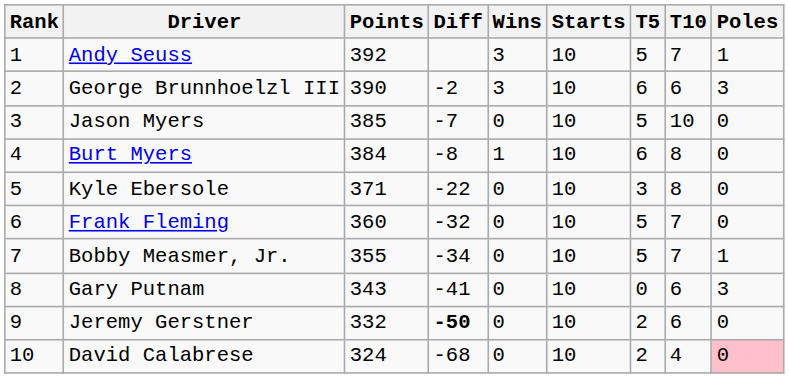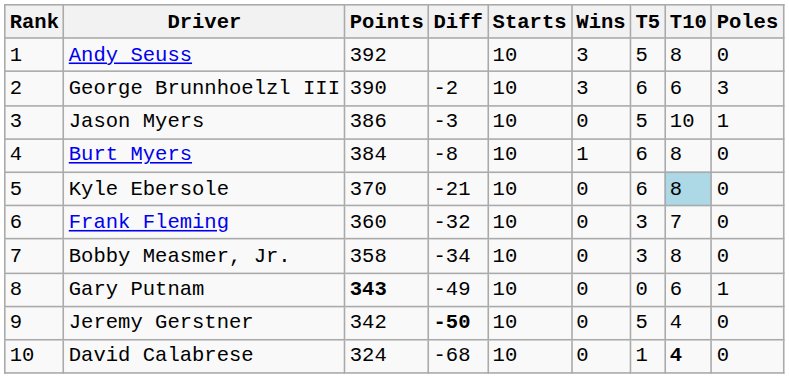columns swapped: (589, 22) <-> (517, 22)
(676, 55) 7 -> (676, 55) 8
(723, 55) 1 -> (723, 55) 0
(368, 122) 385 -> (368, 122) 386
(446, 122) -7 -> (446, 122) -3
(723, 122) 0 -> (723, 122) 1
(368, 189) 371 -> (368, 189) 370
(452, 189) -22 -> (452, 189) -21
(642, 189) 3 -> (642, 189) 6
(676, 189) no background -> (676, 189) lightblue background
(642, 222) 5 -> (642, 222) 3
(368, 256) 355 -> (368, 256) 358
(642, 256) 5 -> (642, 256) 3
(676, 256) 7 -> (676, 256) 8
(723, 256) 1 -> (723, 256) 0
(368, 289) normal -> (368, 289) bold
(452, 289) -41 -> (452, 289) -49
(723, 289) 3 -> (723, 289) 1
(368, 323) 332 -> (368, 323) 342
(642, 323) 2 -> (642, 323) 5
(676, 323) 6 -> (676, 323) 4
(642, 356) 2 -> (642, 356) 1
(676, 356) normal -> (676, 356) bold
(723, 356) pink background -> (723, 356) no background
